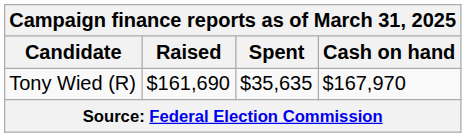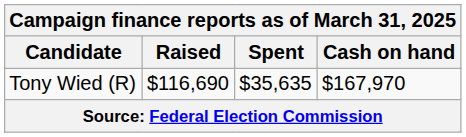(188, 83) $161,690 -> (188, 83) $116,690
